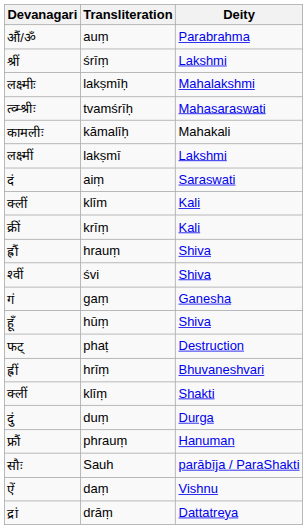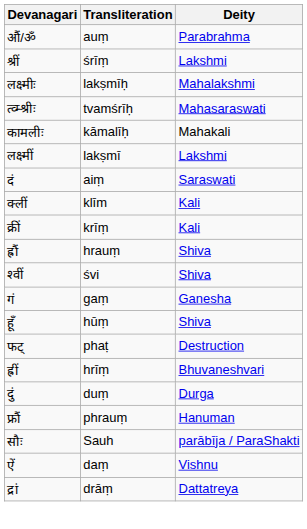- row: (95, 393)
